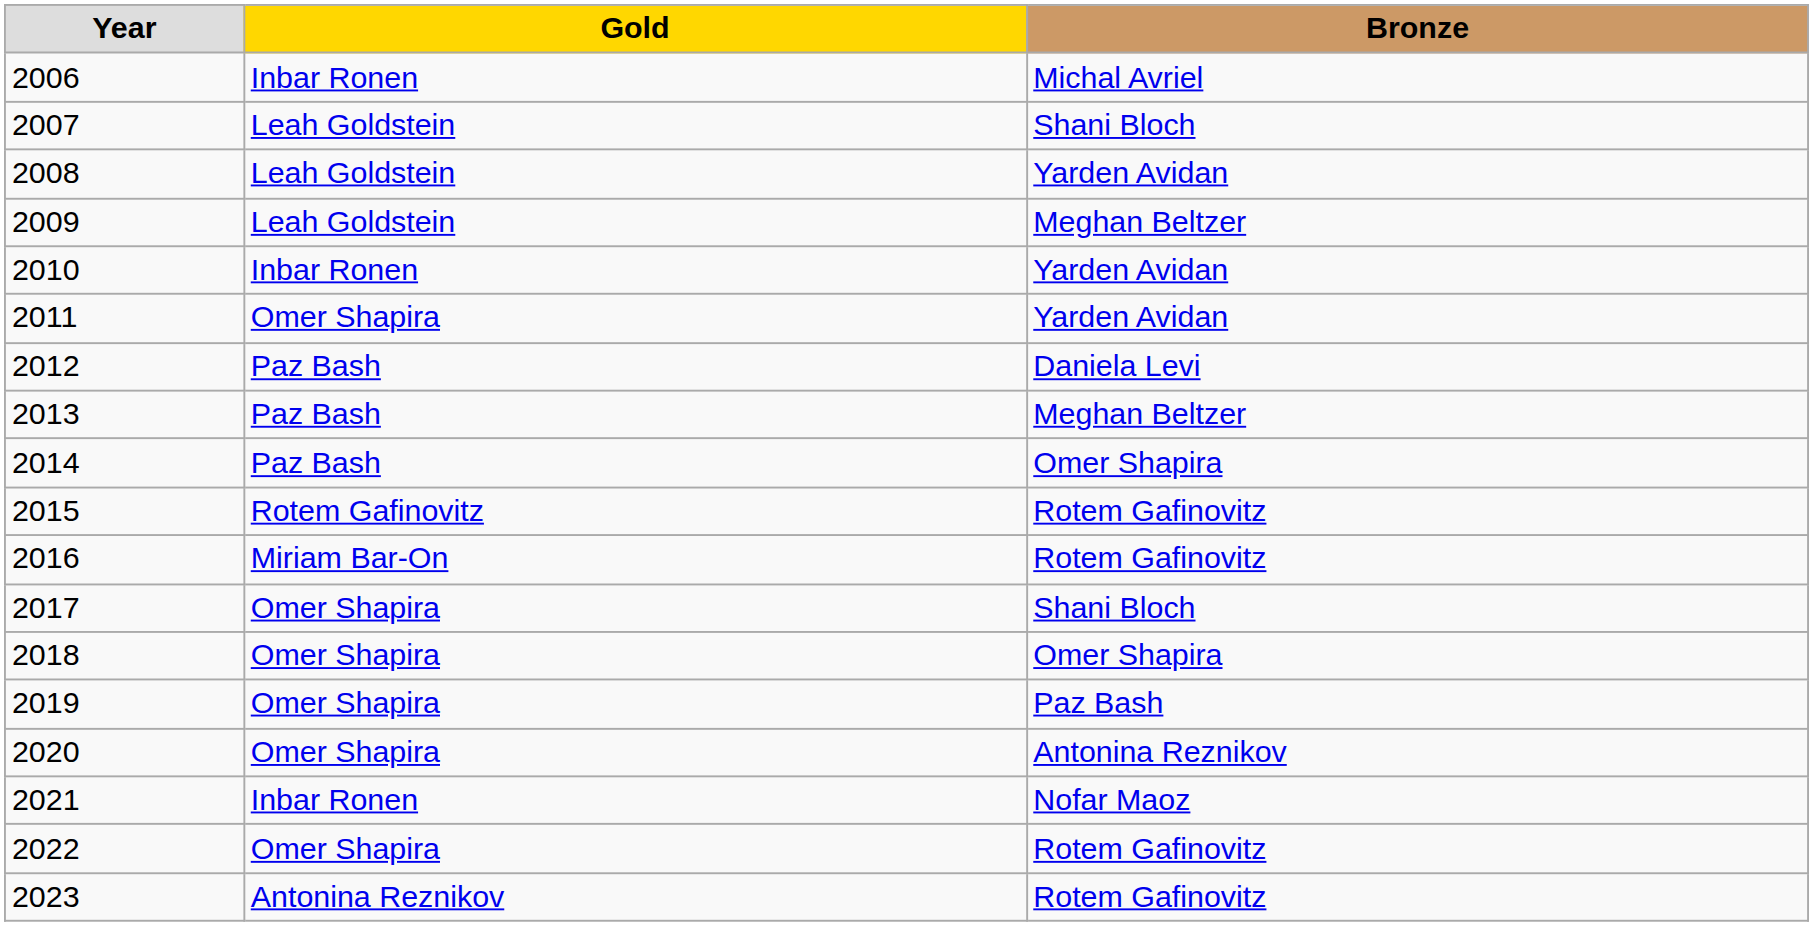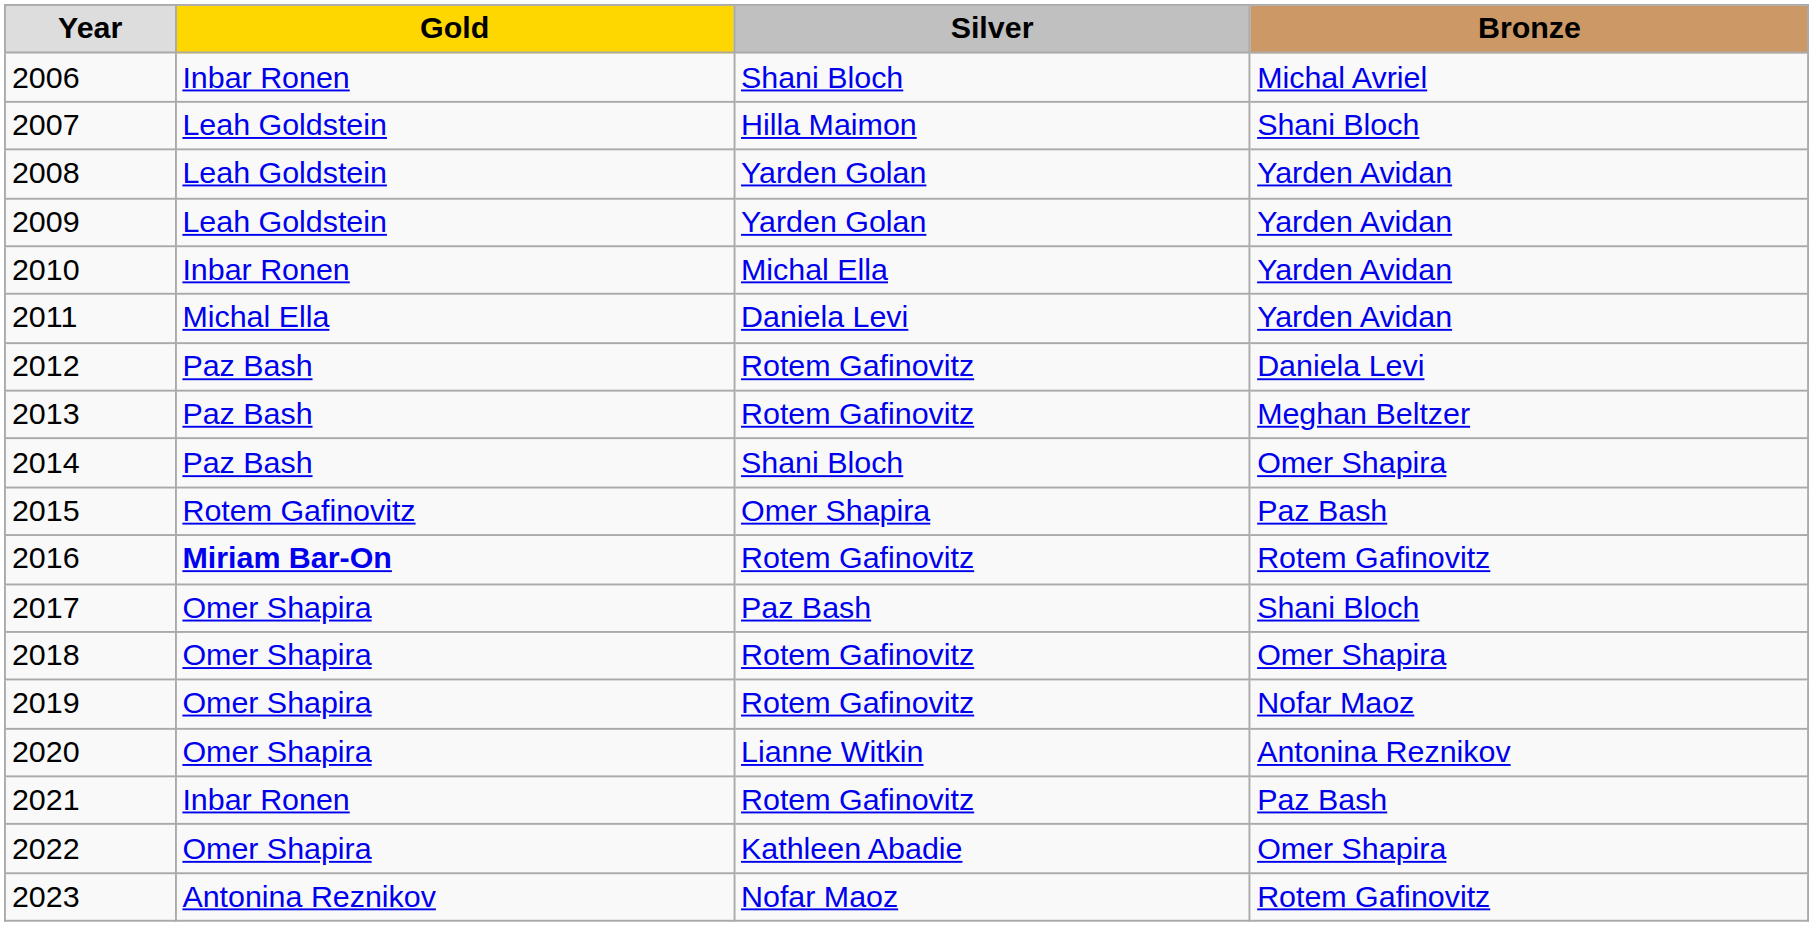+ column: (992, 28)
(1140, 221) Meghan Beltzer -> (1355, 221) Yarden Avidan
(345, 317) Omer Shapira -> (256, 317) Michal Ella
(1150, 510) Rotem Gafinovitz -> (1322, 510) Paz Bash
(350, 558) normal -> (287, 558) bold
(1098, 703) Paz Bash -> (1336, 703) Nofar Maoz
(1112, 800) Nofar Maoz -> (1322, 800) Paz Bash
(1150, 848) Rotem Gafinovitz -> (1352, 848) Omer Shapira
